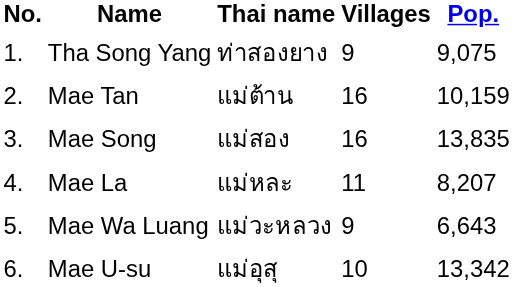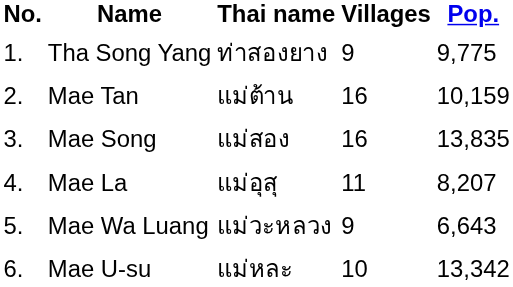(467, 52) 9,075 -> (467, 52) 9,775
(255, 183) แม่หละ -> (248, 183) แม่อุสุ
(248, 269) แม่อุสุ -> (255, 269) แม่หละ
